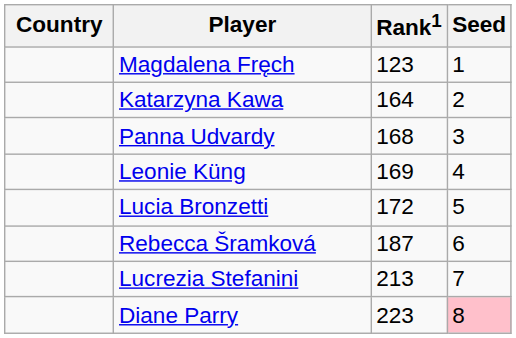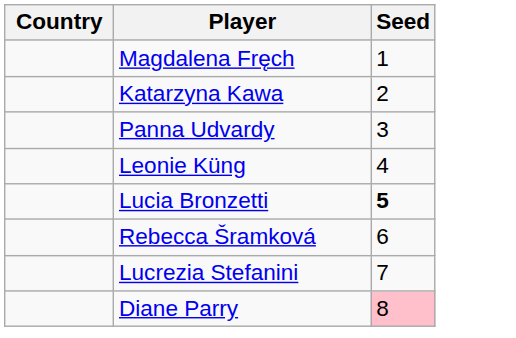- column: (409, 25)
(458, 207) normal -> (382, 201) bold
